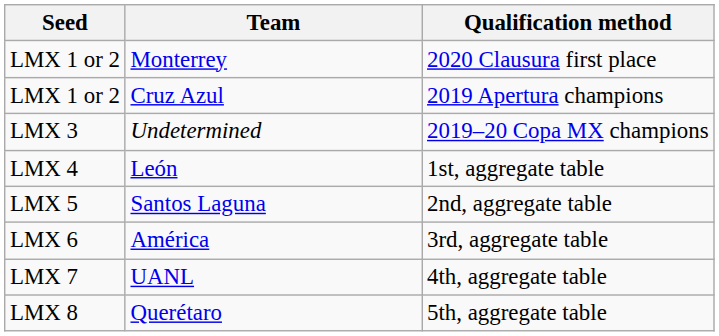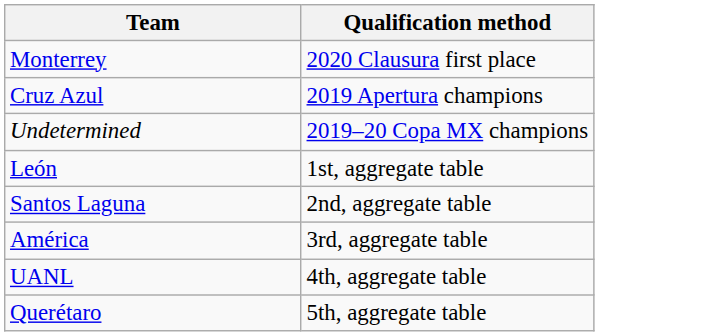- column: (65, 22)
